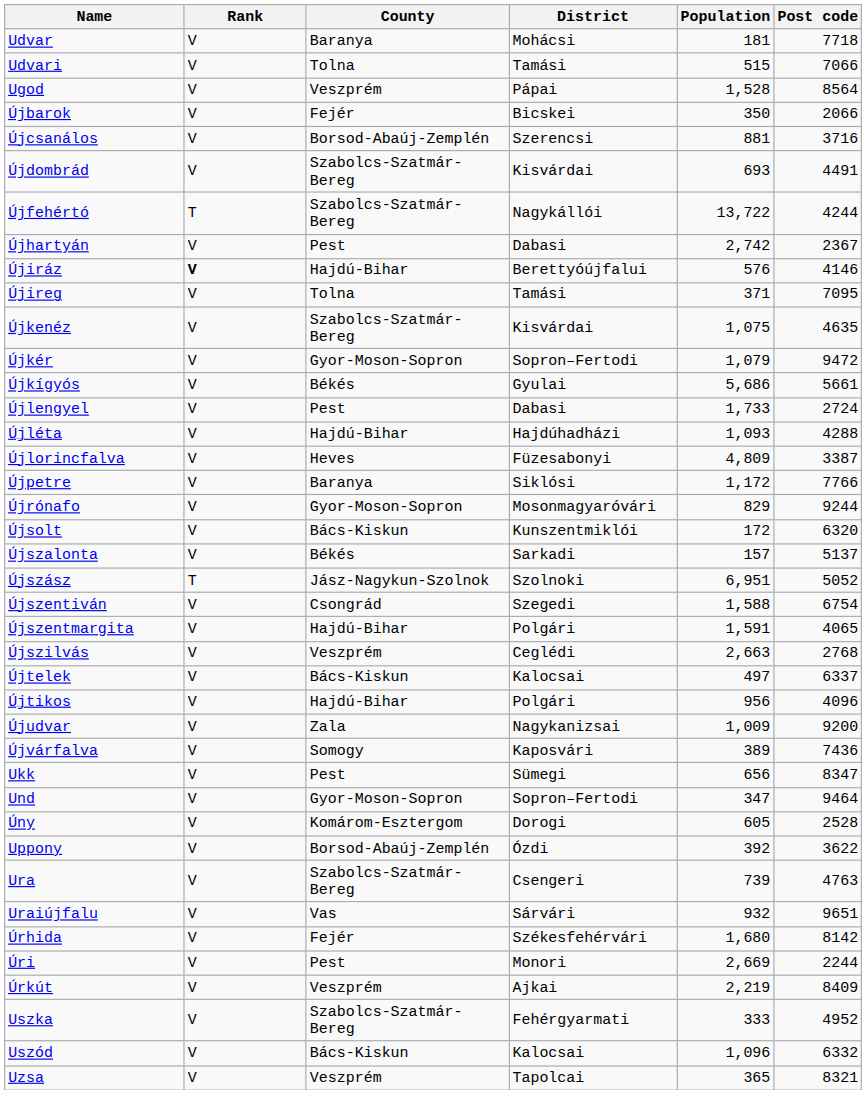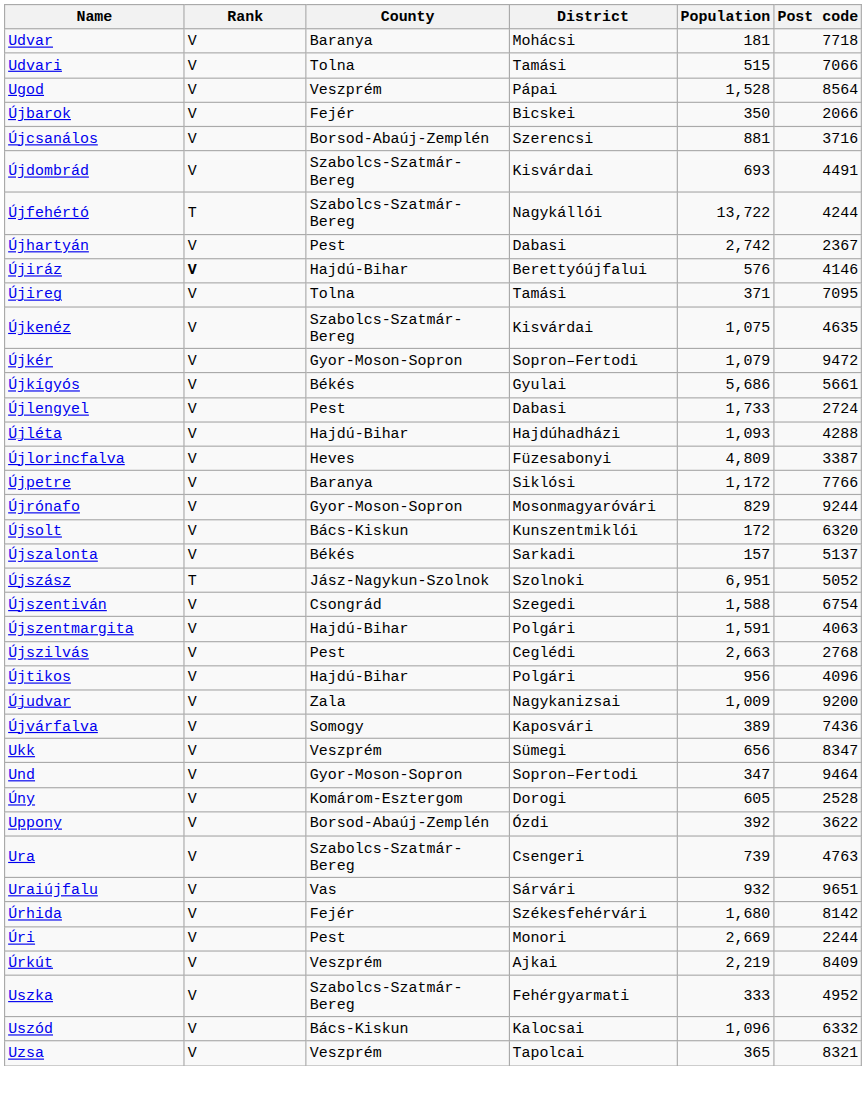(840, 629) 4065 -> (840, 629) 4063
(346, 653) Veszprém -> (328, 653) Pest
- row: (40, 678)
(328, 775) Pest -> (346, 751) Veszprém
